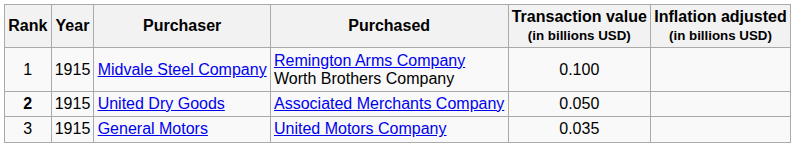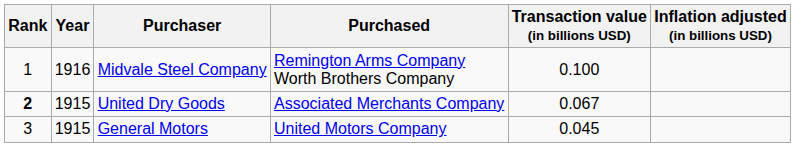(72, 69) 1915 -> (72, 69) 1916
(579, 103) 0.050 -> (579, 103) 0.067
(579, 129) 0.035 -> (579, 129) 0.045
